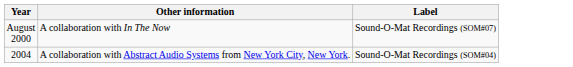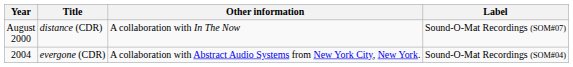+ column: (73, 12)
